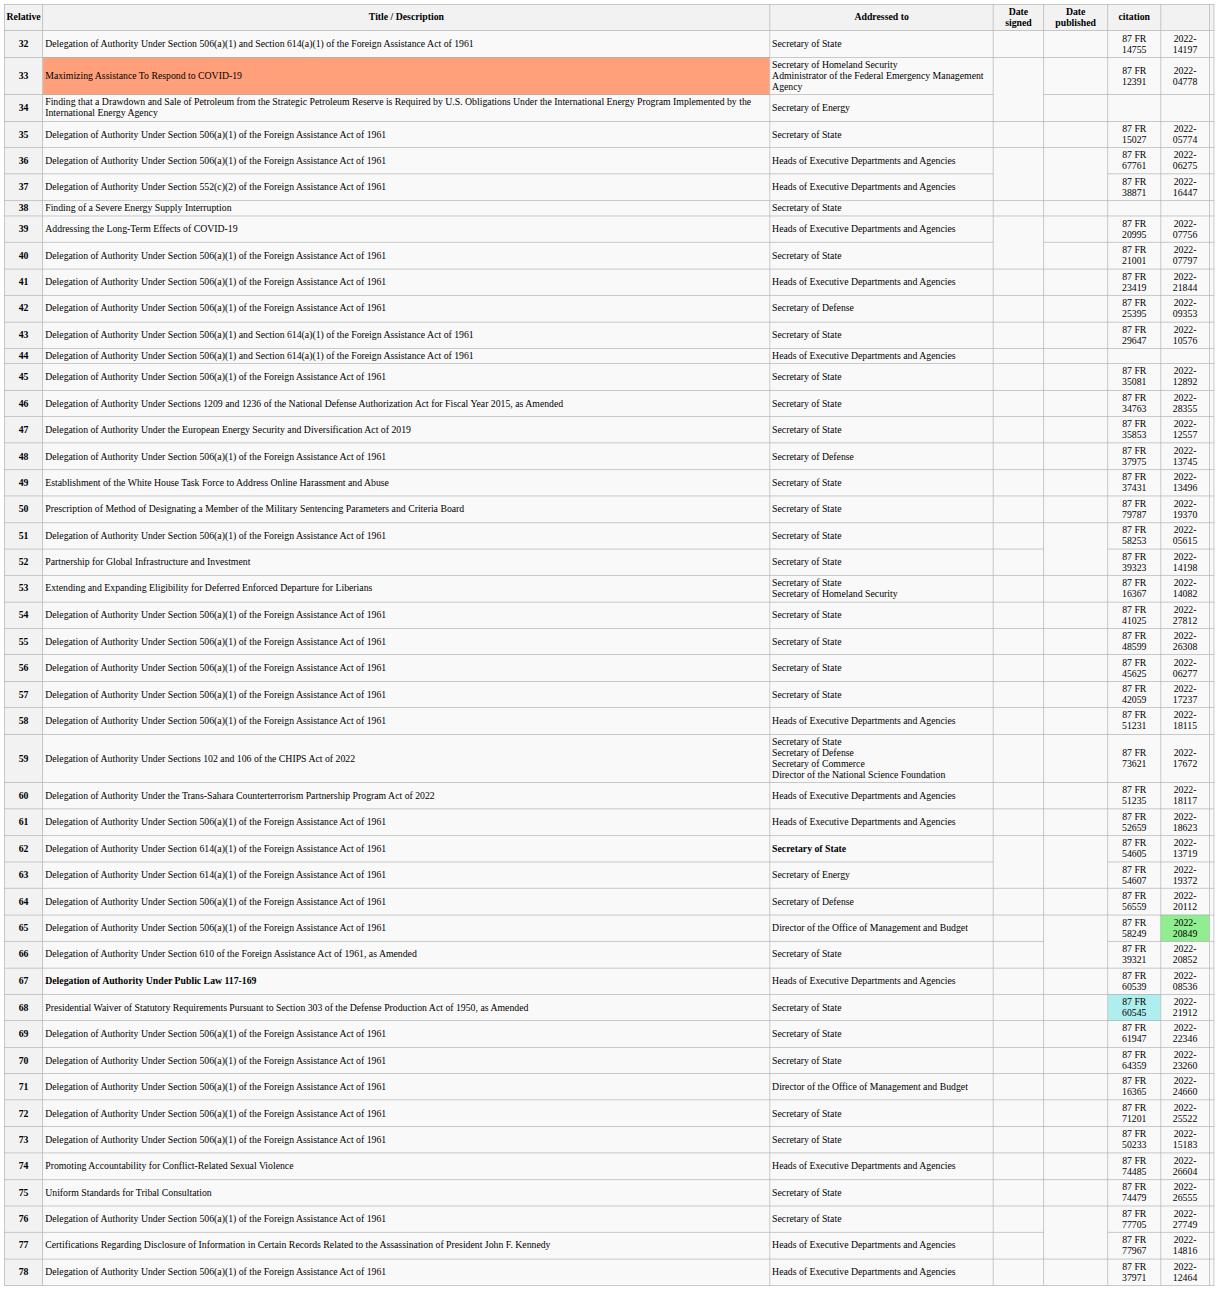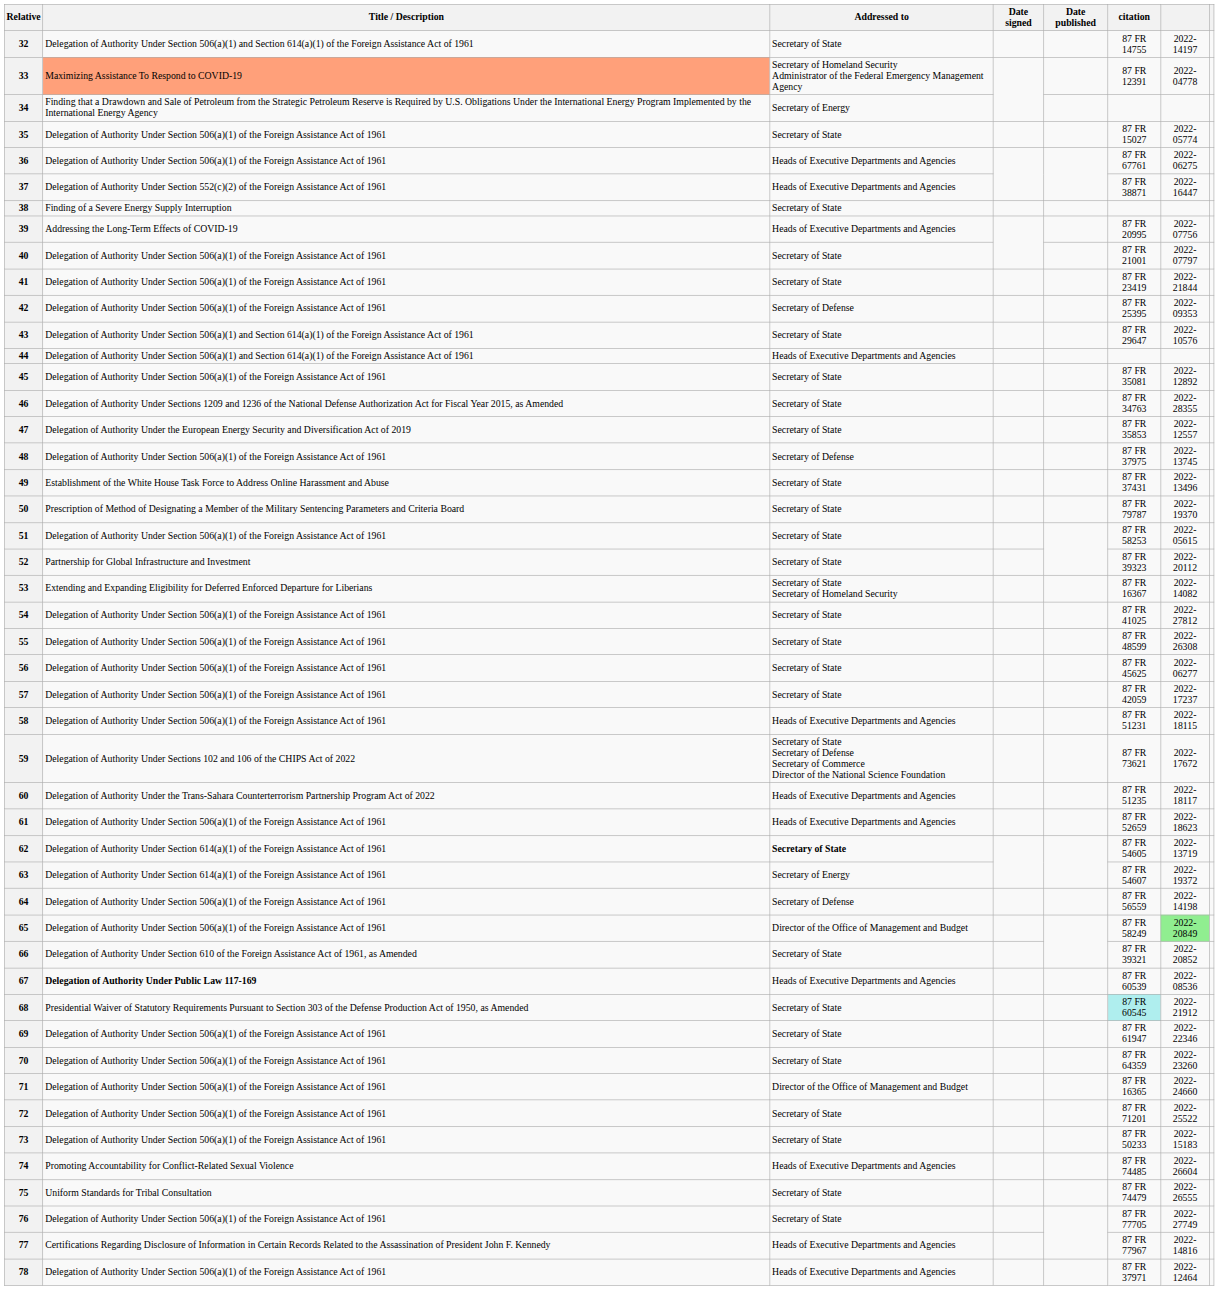(864, 282) Heads of Executive Departments and Agencies -> (807, 282) Secretary of State
(1185, 562) 2022-14198 -> (1185, 562) 2022-20112
(1185, 901) 2022-20112 -> (1185, 901) 2022-14198
